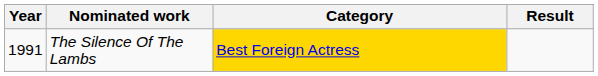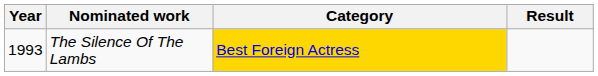(25, 50) 1991 -> (25, 50) 1993
